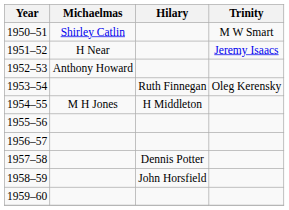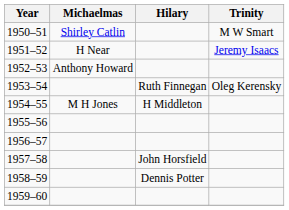(172, 159) Dennis Potter -> (172, 159) John Horsfield
(172, 178) John Horsfield -> (172, 178) Dennis Potter
